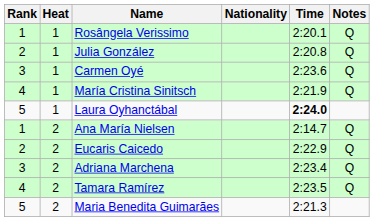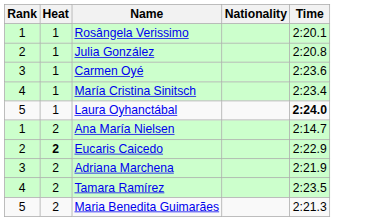- column: (349, 14)
(310, 91) 2:21.9 -> (310, 91) 2:23.4
(56, 149) normal -> (56, 149) bold
(310, 168) 2:23.4 -> (310, 168) 2:21.9
